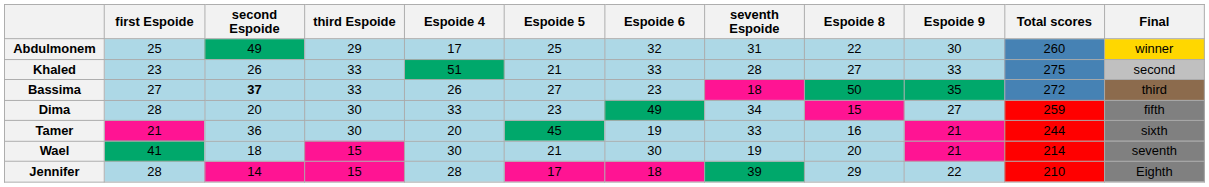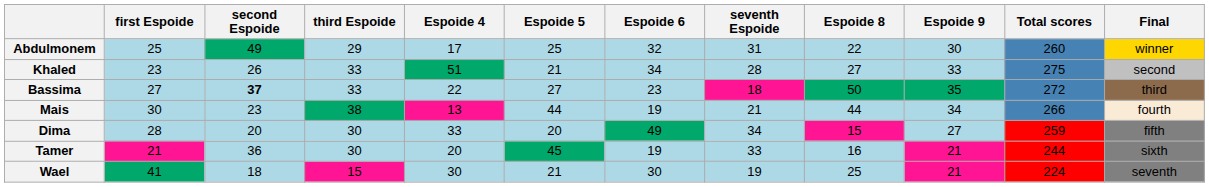(654, 69) 33 -> (654, 69) 34
(454, 90) 26 -> (454, 90) 22
+ row: (54, 110)
(554, 110) 23 -> (554, 130) 20
(854, 151) 20 -> (854, 171) 25
(1054, 151) 214 -> (1054, 171) 224
- row: (54, 171)
